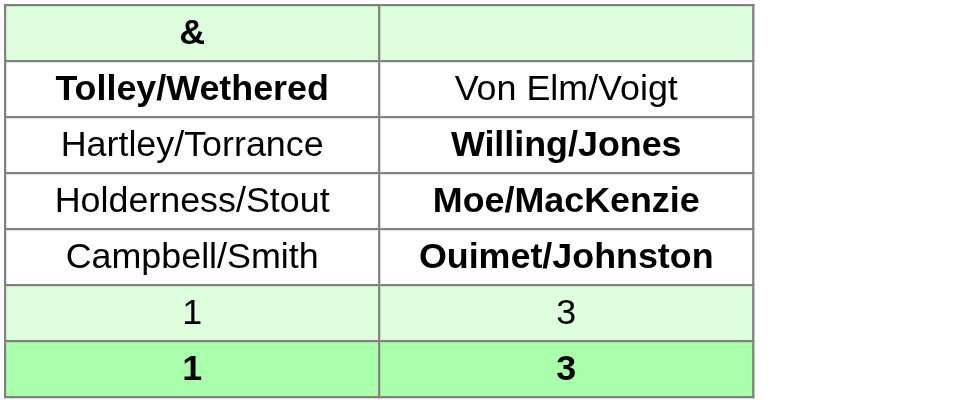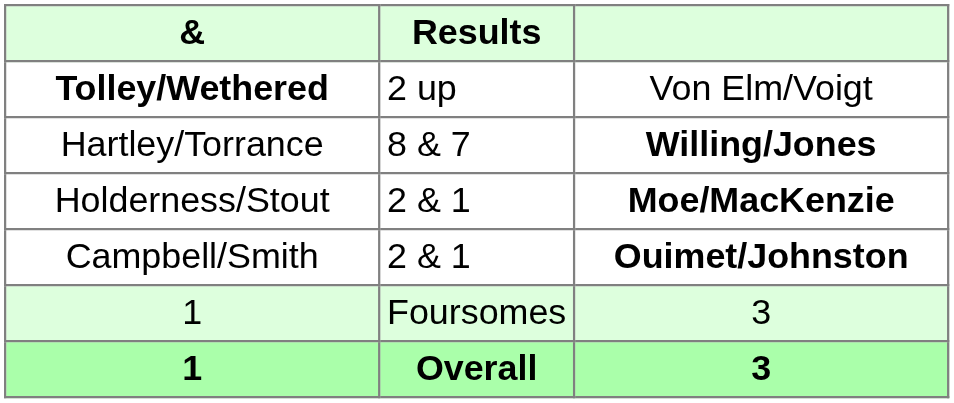+ column: (477, 32)
